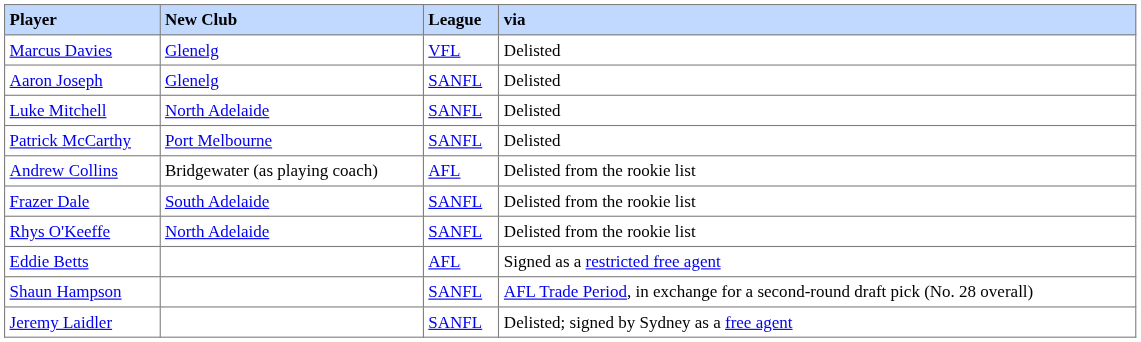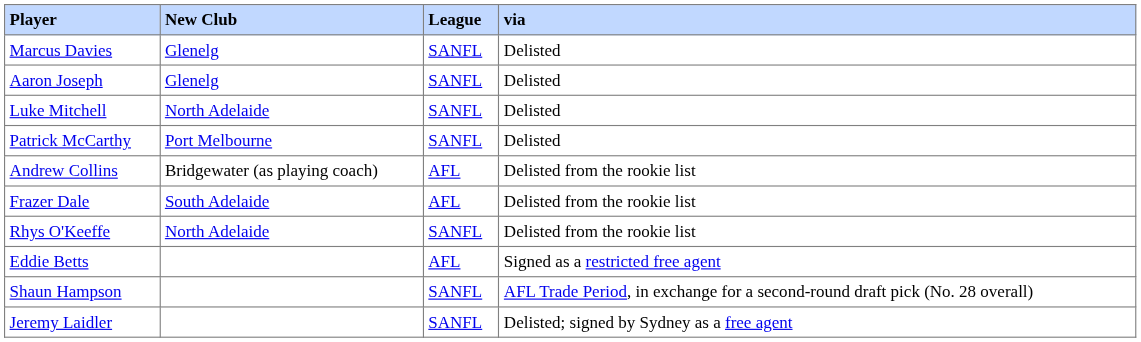(444, 49) VFL -> (455, 49) SANFL
(455, 201) SANFL -> (444, 201) AFL
